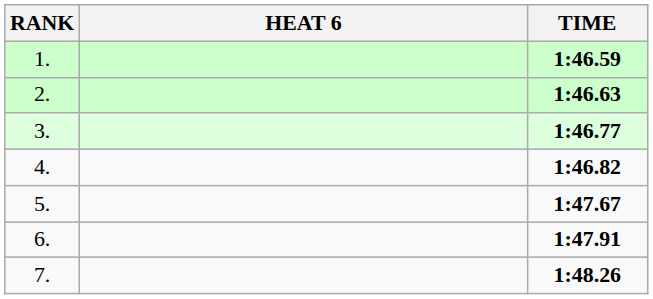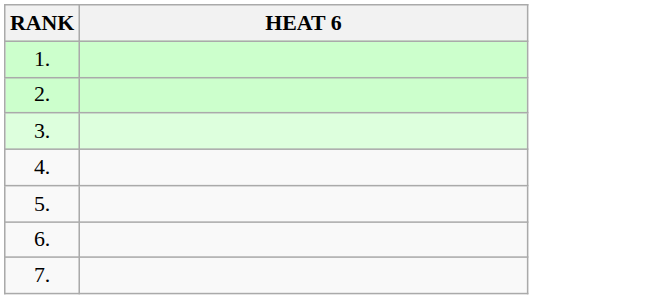- column: (587, 22)
